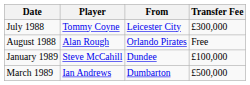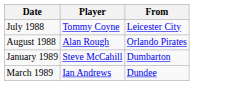- column: (217, 12)
(142, 57) Dundee -> (149, 57) Dumbarton
(149, 73) Dumbarton -> (142, 73) Dundee
